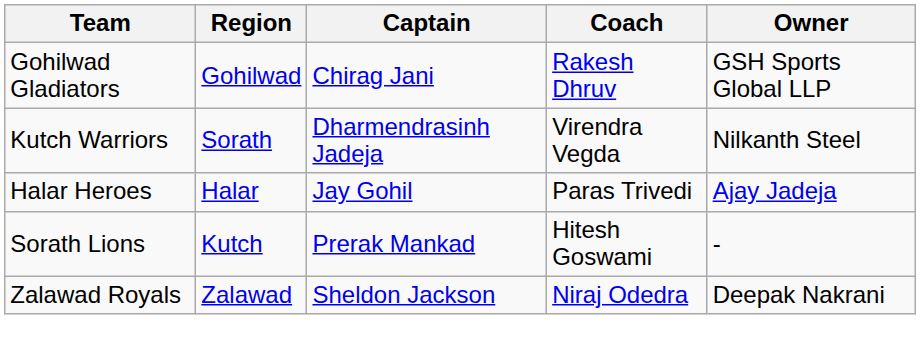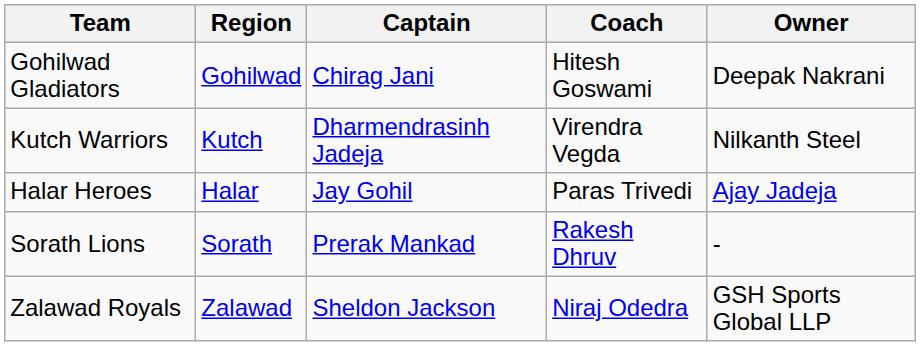(593, 75) Rakesh Dhruv -> (602, 75) Hitesh Goswami
(777, 75) GSH Sports Global LLP -> (799, 75) Deepak Nakrani
(237, 140) Sorath -> (232, 140) Kutch
(232, 243) Kutch -> (237, 243) Sorath
(602, 243) Hitesh Goswami -> (593, 243) Rakesh Dhruv
(799, 294) Deepak Nakrani -> (777, 308) GSH Sports Global LLP
